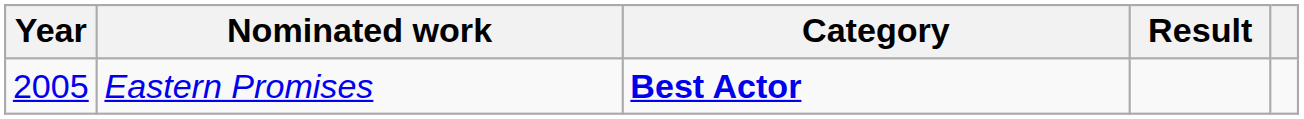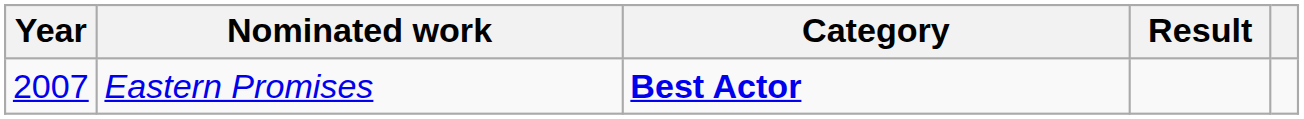(51, 85) 2005 -> (51, 85) 2007
